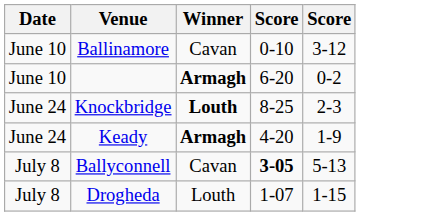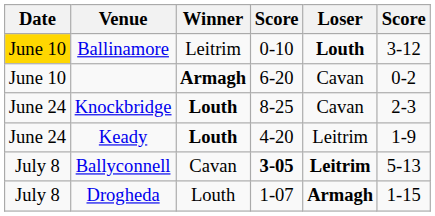+ column: (340, 19)
(37, 48) no background -> (37, 48) gold background
(213, 48) Cavan -> (213, 48) Leitrim
(213, 136) Armagh -> (213, 136) Louth
